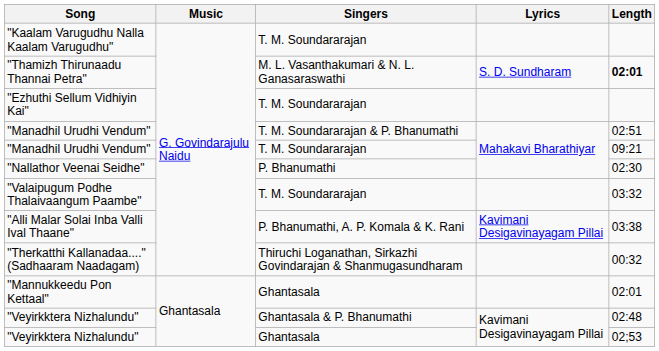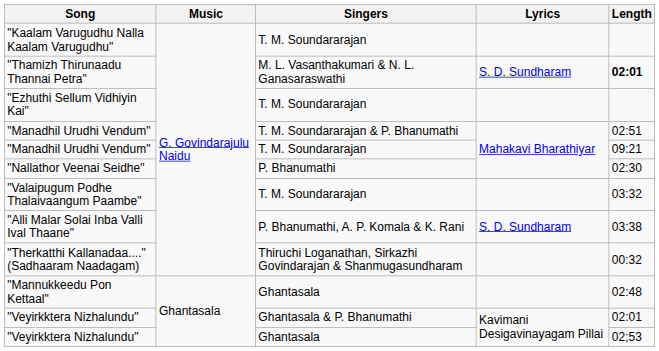(541, 227) Kavimani Desigavinayagam Pillai -> (525, 227) S. D. Sundharam
(627, 292) 02:01 -> (627, 292) 02:48
(627, 317) 02:48 -> (627, 317) 02:01
